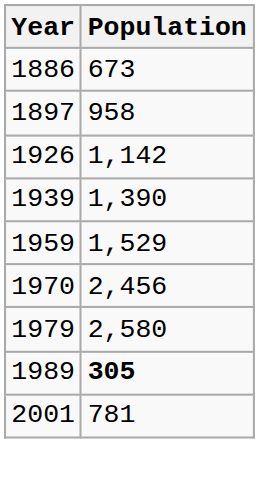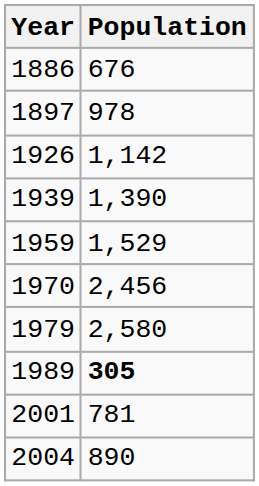(112, 70) 673 -> (112, 70) 676
(112, 113) 958 -> (112, 113) 978
+ row: (43, 459)
